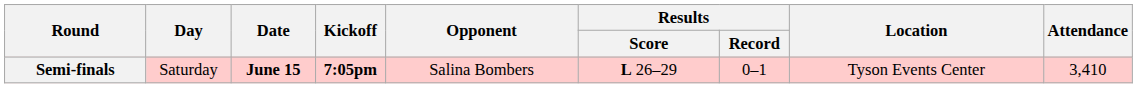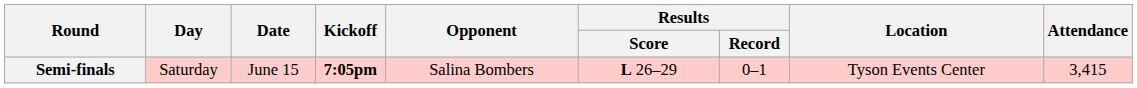(273, 69) bold -> (273, 69) normal
(1088, 69) 3,410 -> (1088, 69) 3,415
